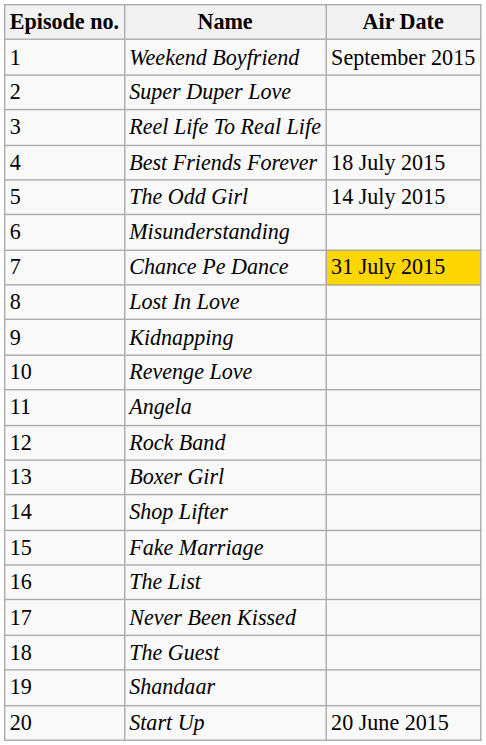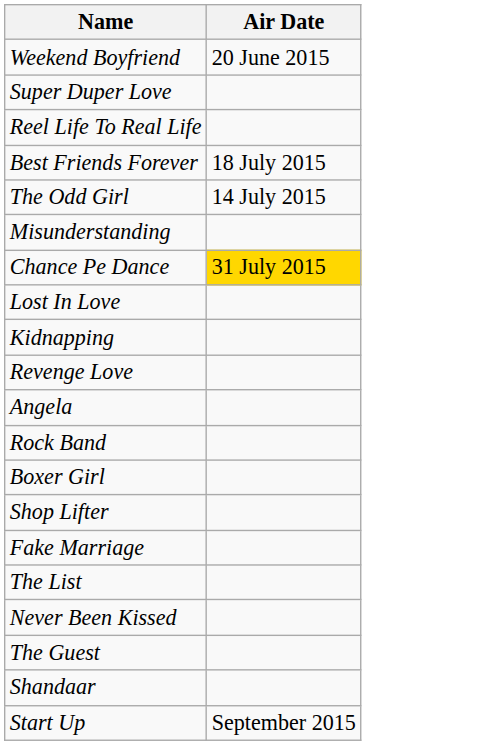- column: (64, 22)
(403, 57) September 2015 -> (271, 57) 20 June 2015
(390, 722) 20 June 2015 -> (284, 722) September 2015
